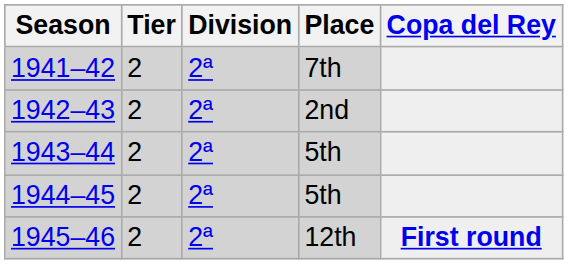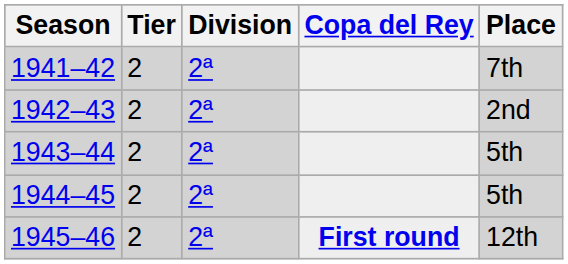columns swapped: (339, 25) <-> (471, 25)
